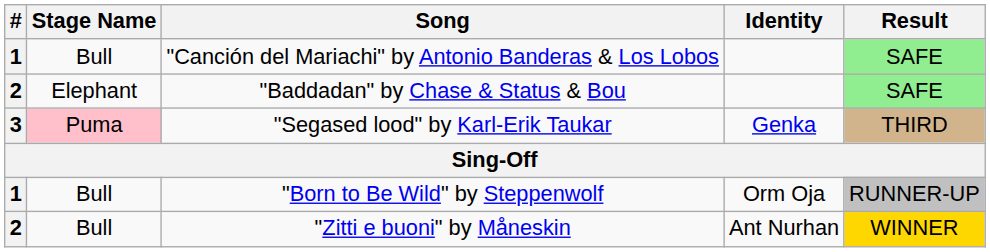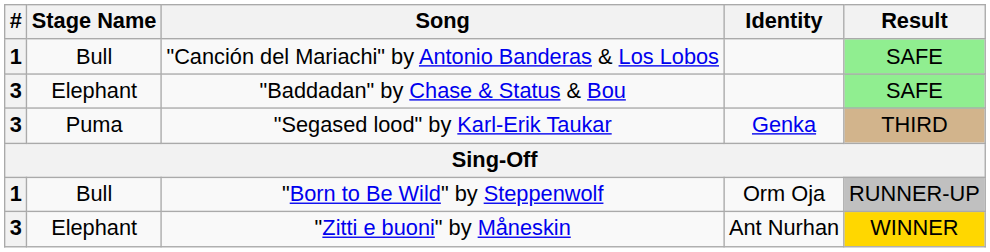(16, 90) 2 -> (16, 90) 3
(94, 125) pink background -> (94, 125) no background
(16, 228) 2 -> (16, 228) 3
(94, 228) Bull -> (94, 228) Elephant
